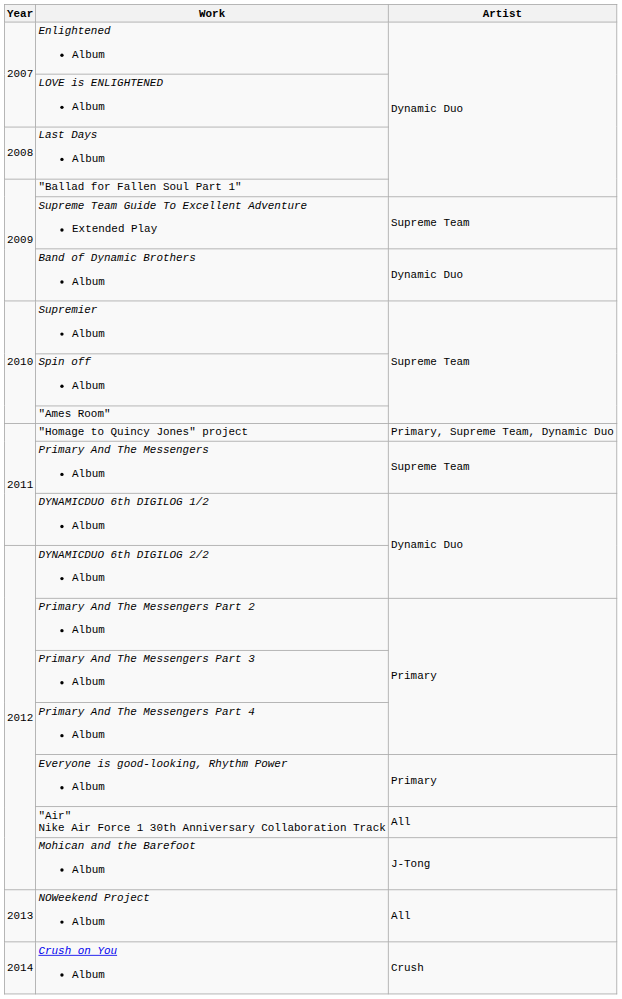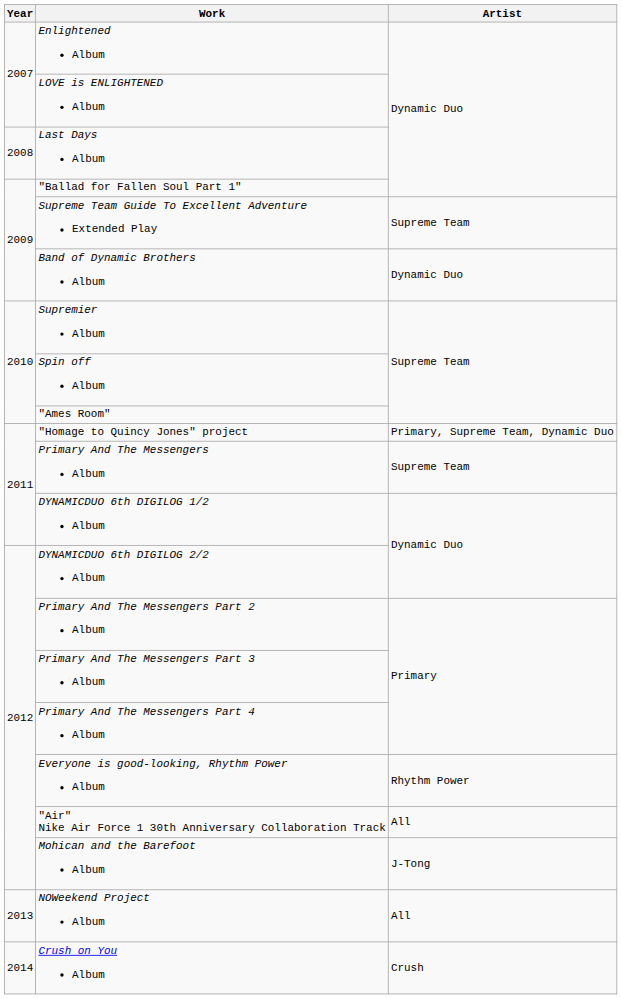(414, 781) Primary -> (430, 781) Rhythm Power
